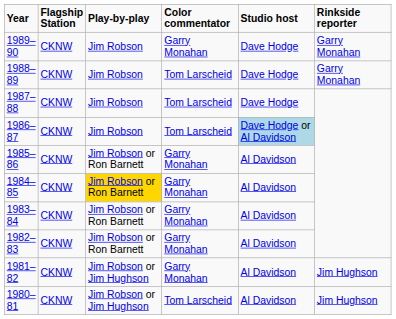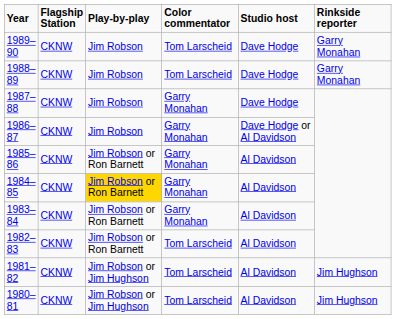(186, 46) Garry Monahan -> (198, 46) Tom Larscheid
(198, 103) Tom Larscheid -> (186, 103) Garry Monahan
(198, 131) Tom Larscheid -> (186, 131) Garry Monahan
(276, 131) lightblue background -> (276, 131) no background
(186, 244) Garry Monahan -> (198, 244) Tom Larscheid
(186, 272) Garry Monahan -> (198, 272) Tom Larscheid
